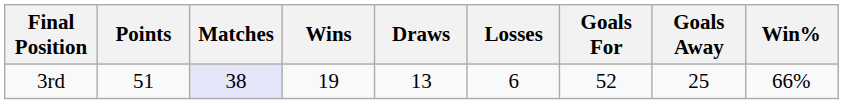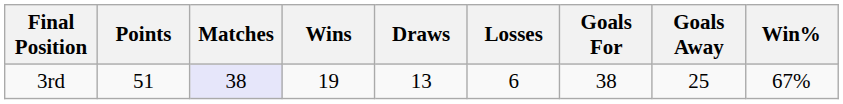(606, 81) 52 -> (606, 81) 38
(791, 81) 66% -> (791, 81) 67%
